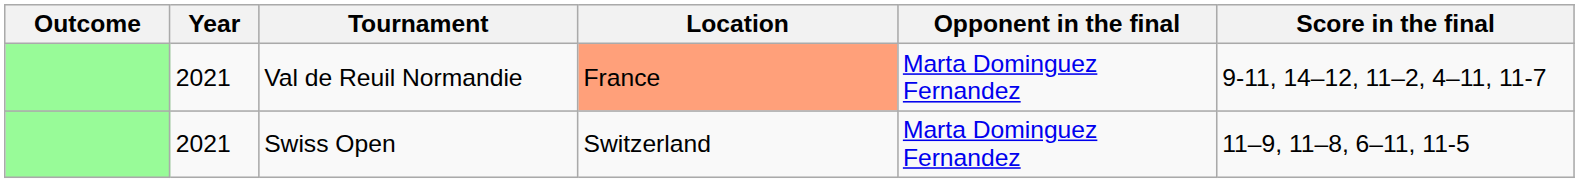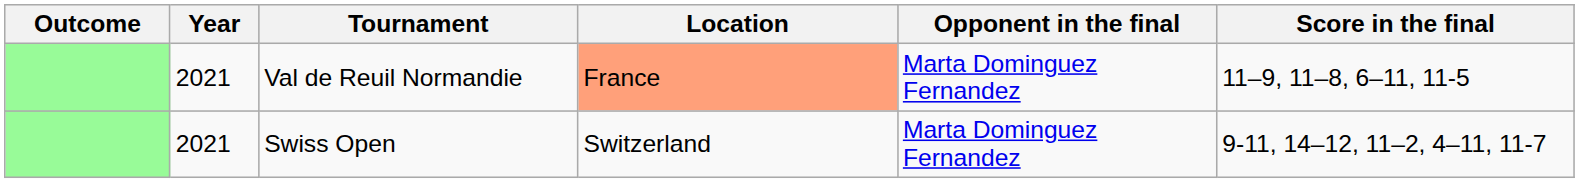(1384, 76) 9-11, 14–12, 11–2, 4–11, 11-7 -> (1346, 76) 11–9, 11–8, 6–11, 11-5
(1346, 143) 11–9, 11–8, 6–11, 11-5 -> (1384, 143) 9-11, 14–12, 11–2, 4–11, 11-7
